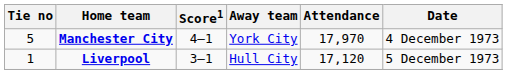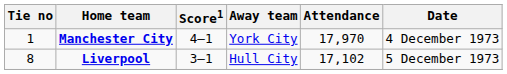(30, 39) 5 -> (30, 39) 1
(30, 59) 1 -> (30, 59) 8
(342, 59) 17,120 -> (342, 59) 17,102
